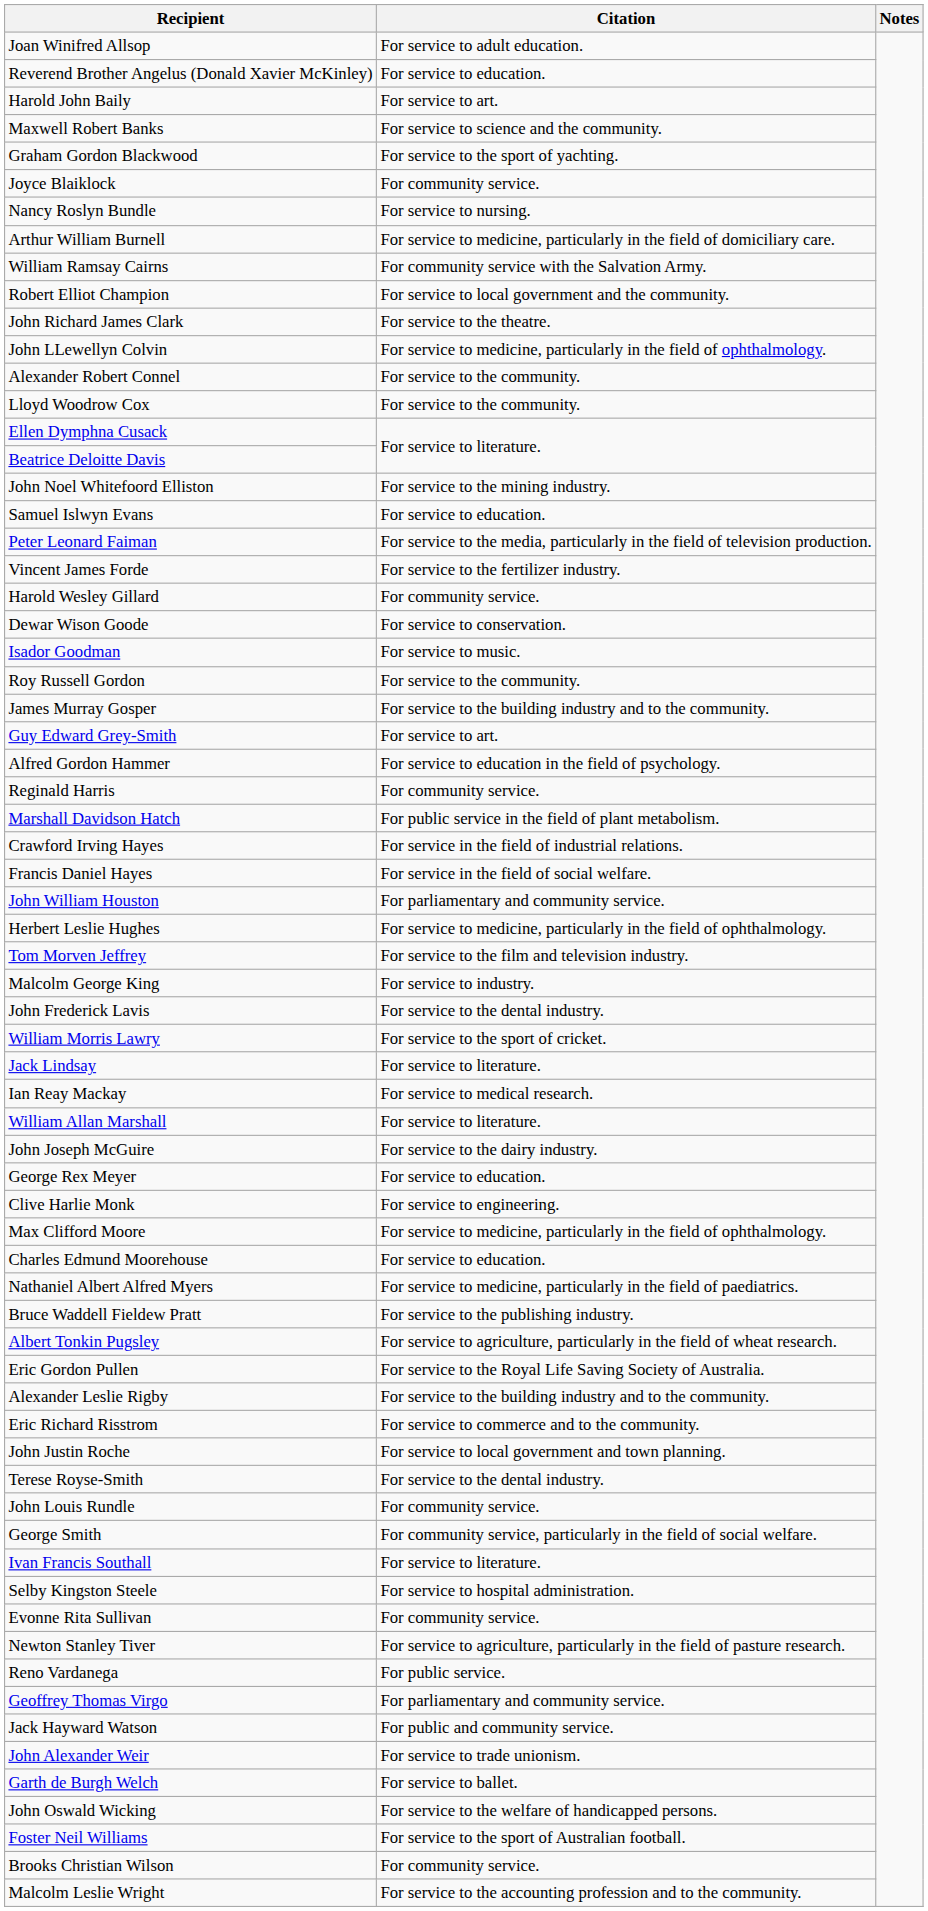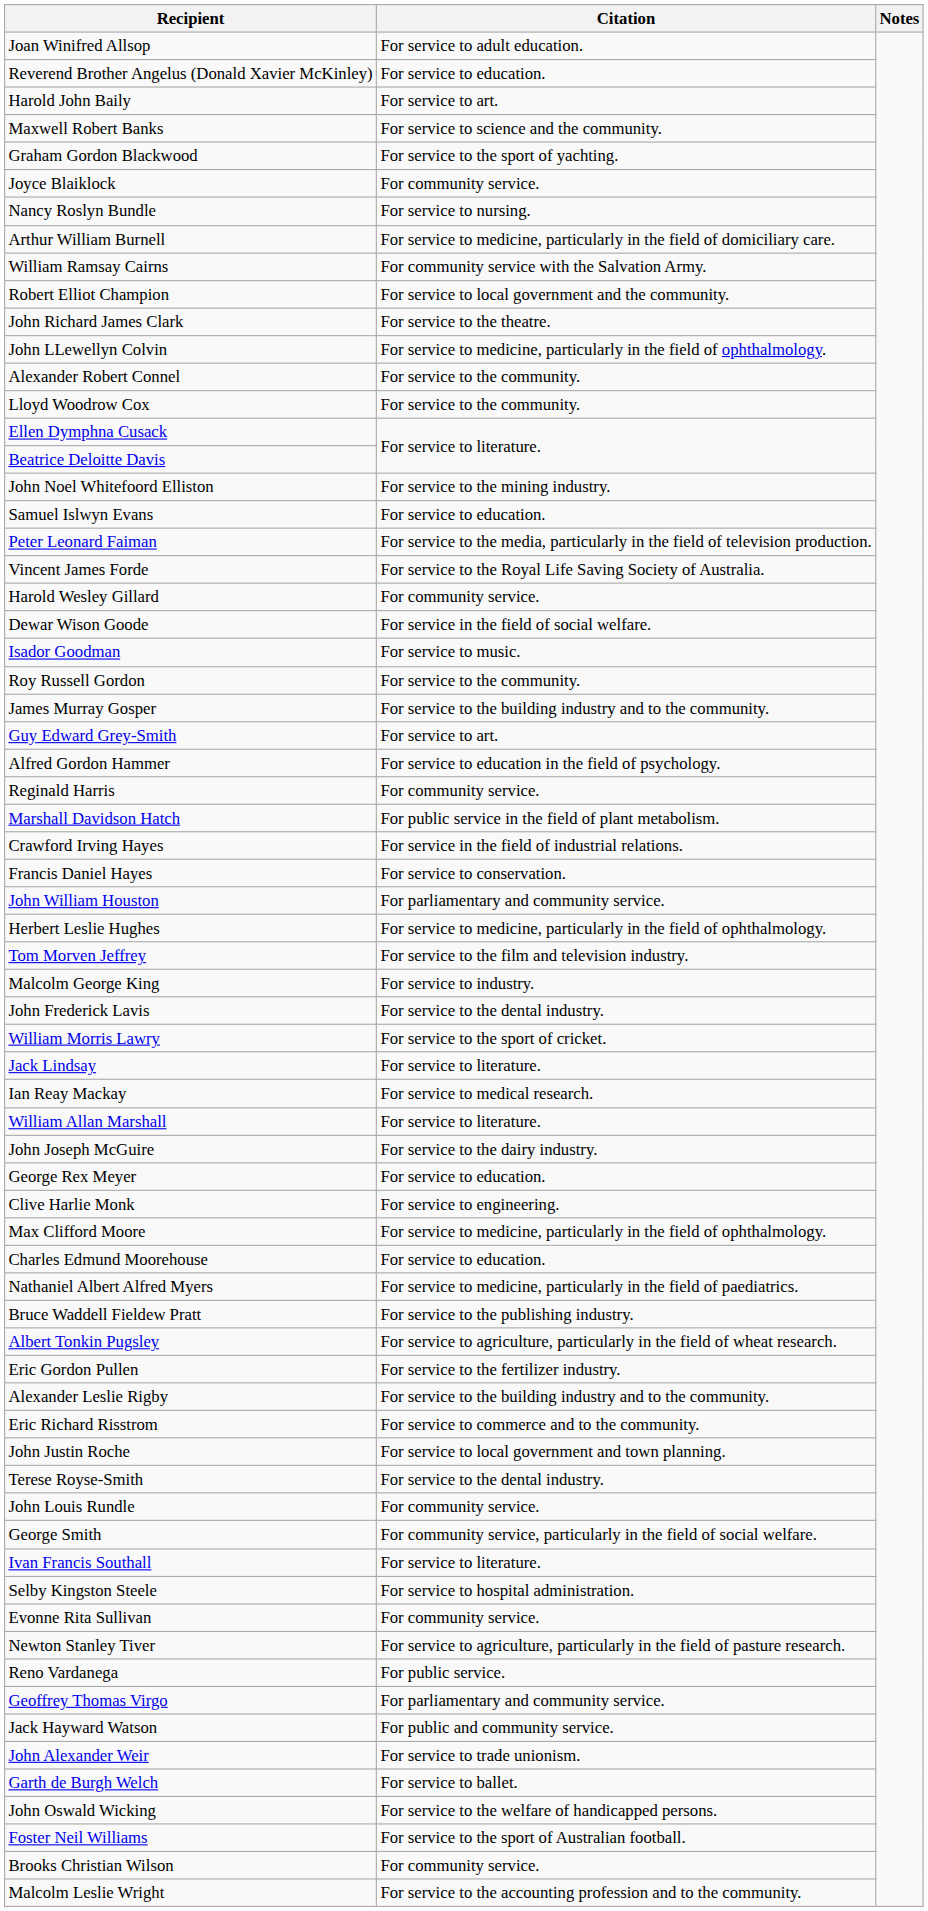(500, 569) For service to the fertilizer industry. -> (572, 569) For service to the Royal Life Saving Society of Australia.
(473, 624) For service to conservation. -> (516, 624) For service in the field of social welfare.
(516, 873) For service in the field of social welfare. -> (473, 873) For service to conservation.
(572, 1369) For service to the Royal Life Saving Society of Australia. -> (500, 1369) For service to the fertilizer industry.
